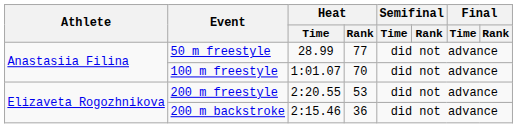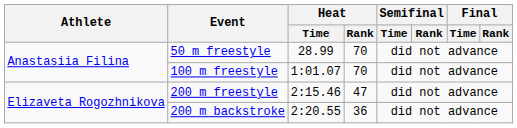(360, 52) 77 -> (360, 52) 70
(316, 92) 2:20.55 -> (316, 92) 2:15.46
(360, 92) 53 -> (360, 92) 47
(316, 112) 2:15.46 -> (316, 112) 2:20.55
